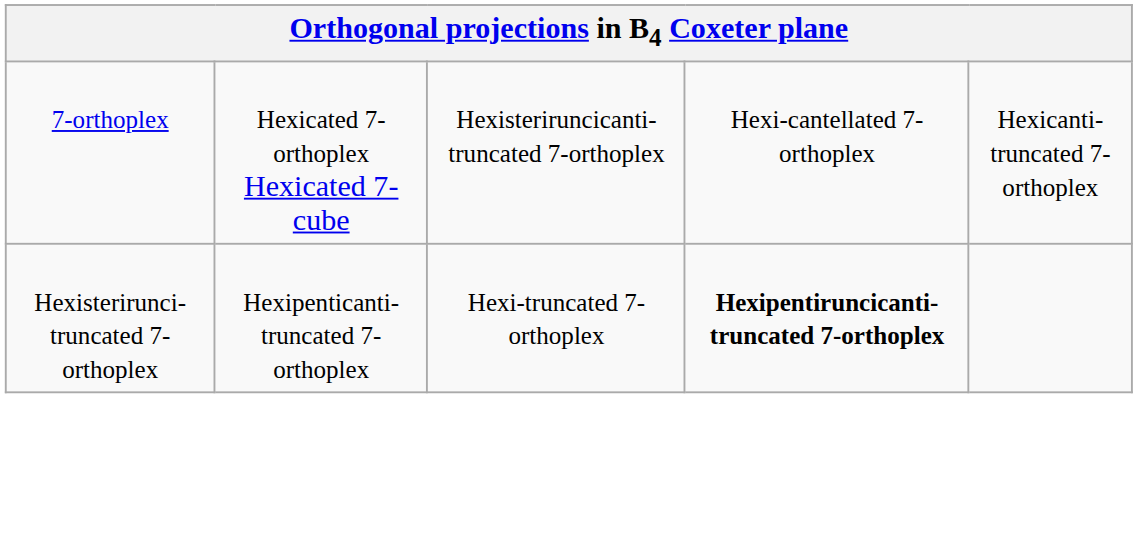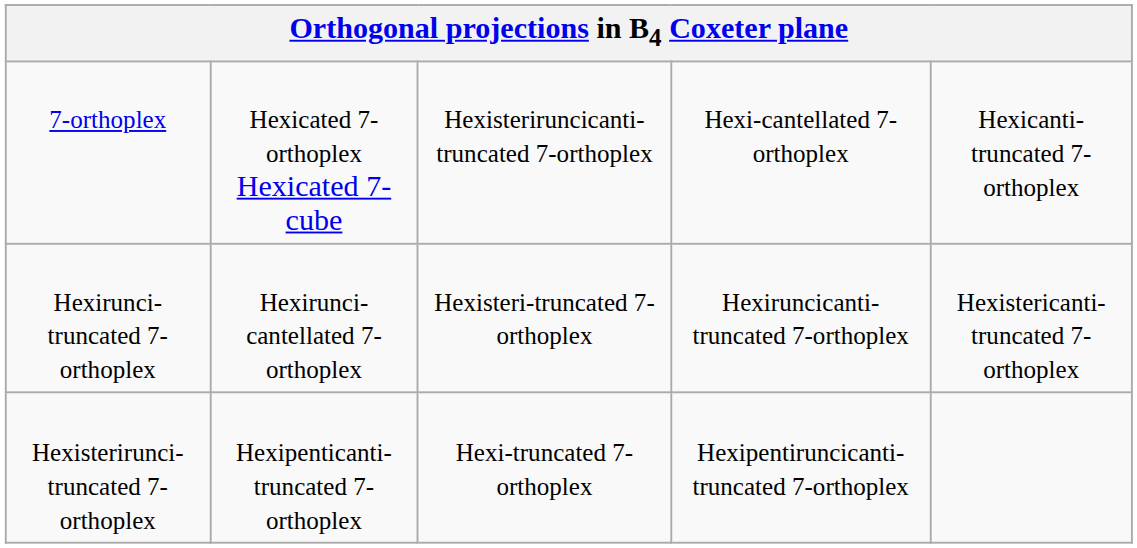+ row: (108, 336)
(827, 317) bold -> (801, 468) normal
